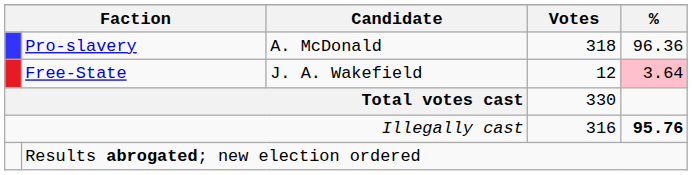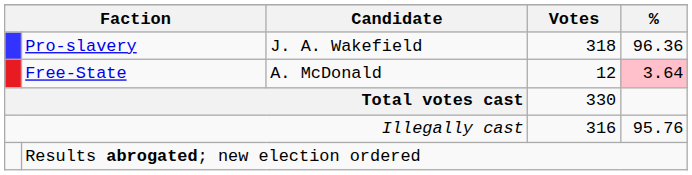(326, 46) A. McDonald -> (346, 46) J. A. Wakefield
(346, 74) J. A. Wakefield -> (326, 74) A. McDonald
(658, 129) bold -> (658, 129) normal
